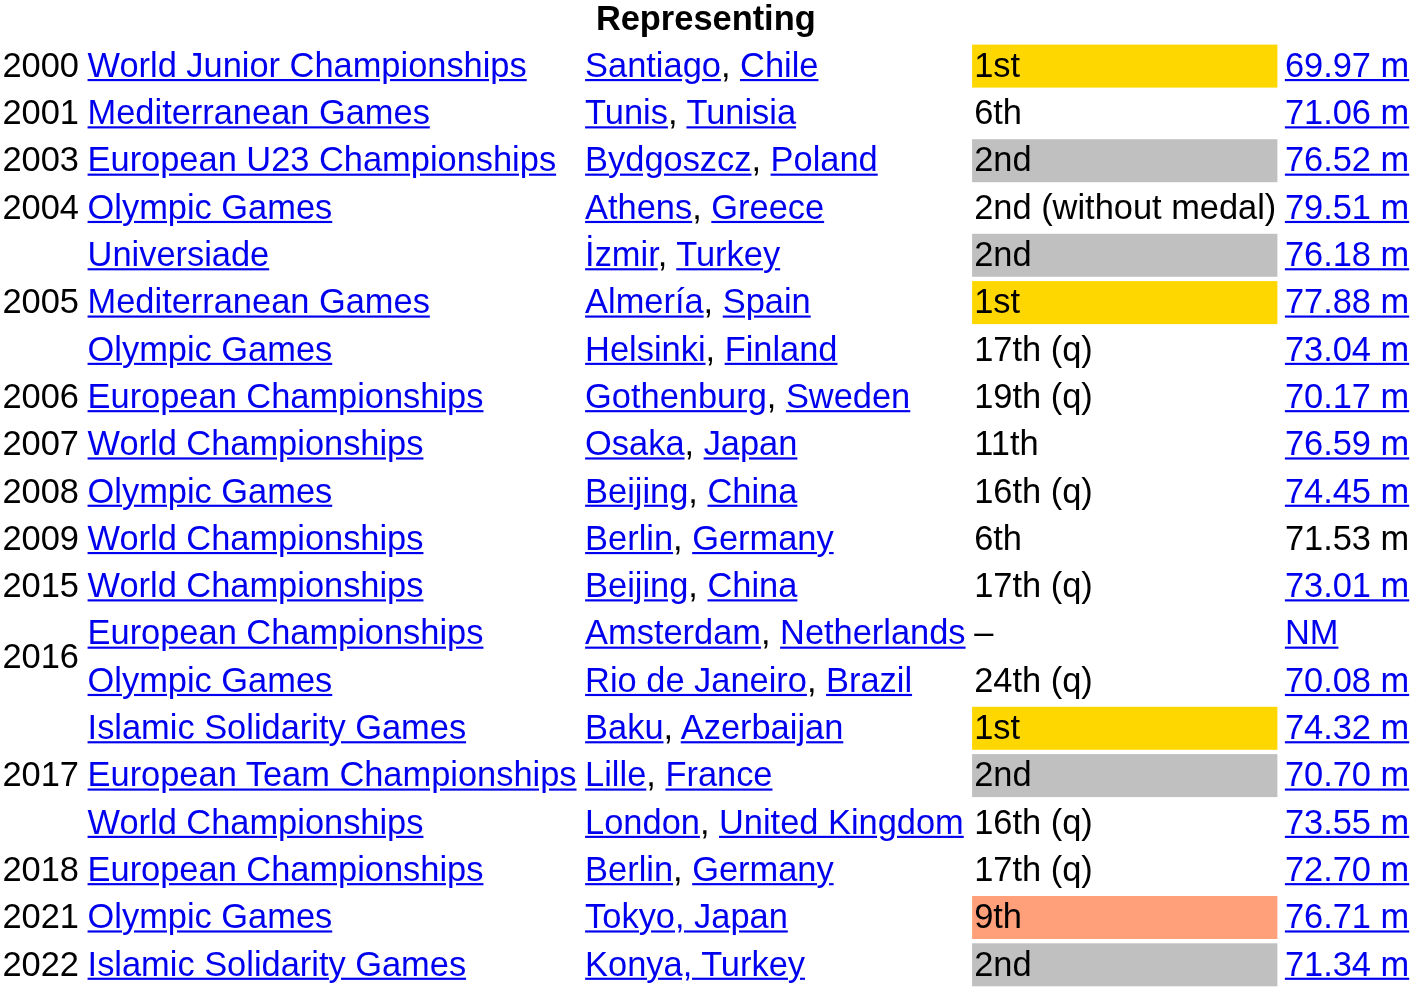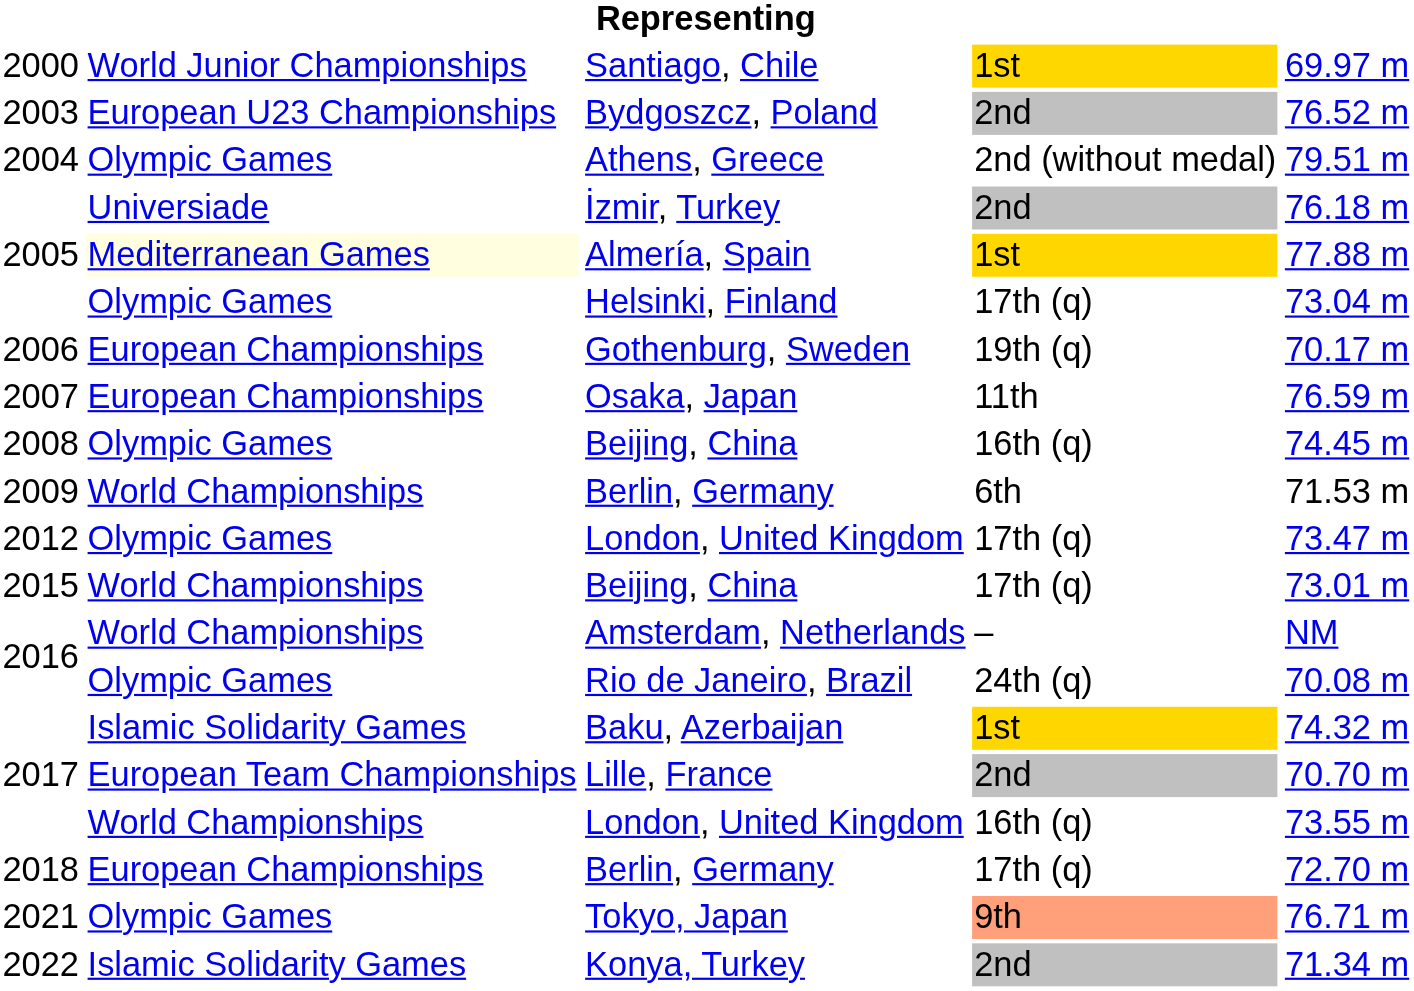- row: (41, 112)
(259, 302) no background -> (259, 254) lightyellow background
(256, 443) World Championships -> (286, 396) European Championships
+ row: (41, 538)
(286, 633) European Championships -> (256, 633) World Championships
